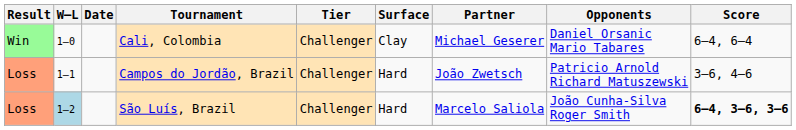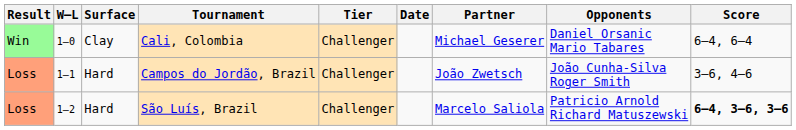columns swapped: (99, 14) <-> (404, 14)
(619, 75) Patricio Arnold Richard Matuszewski -> (608, 75) João Cunha-Silva Roger Smith
(66, 109) lightblue background -> (66, 109) no background
(608, 108) João Cunha-Silva Roger Smith -> (619, 108) Patricio Arnold Richard Matuszewski
